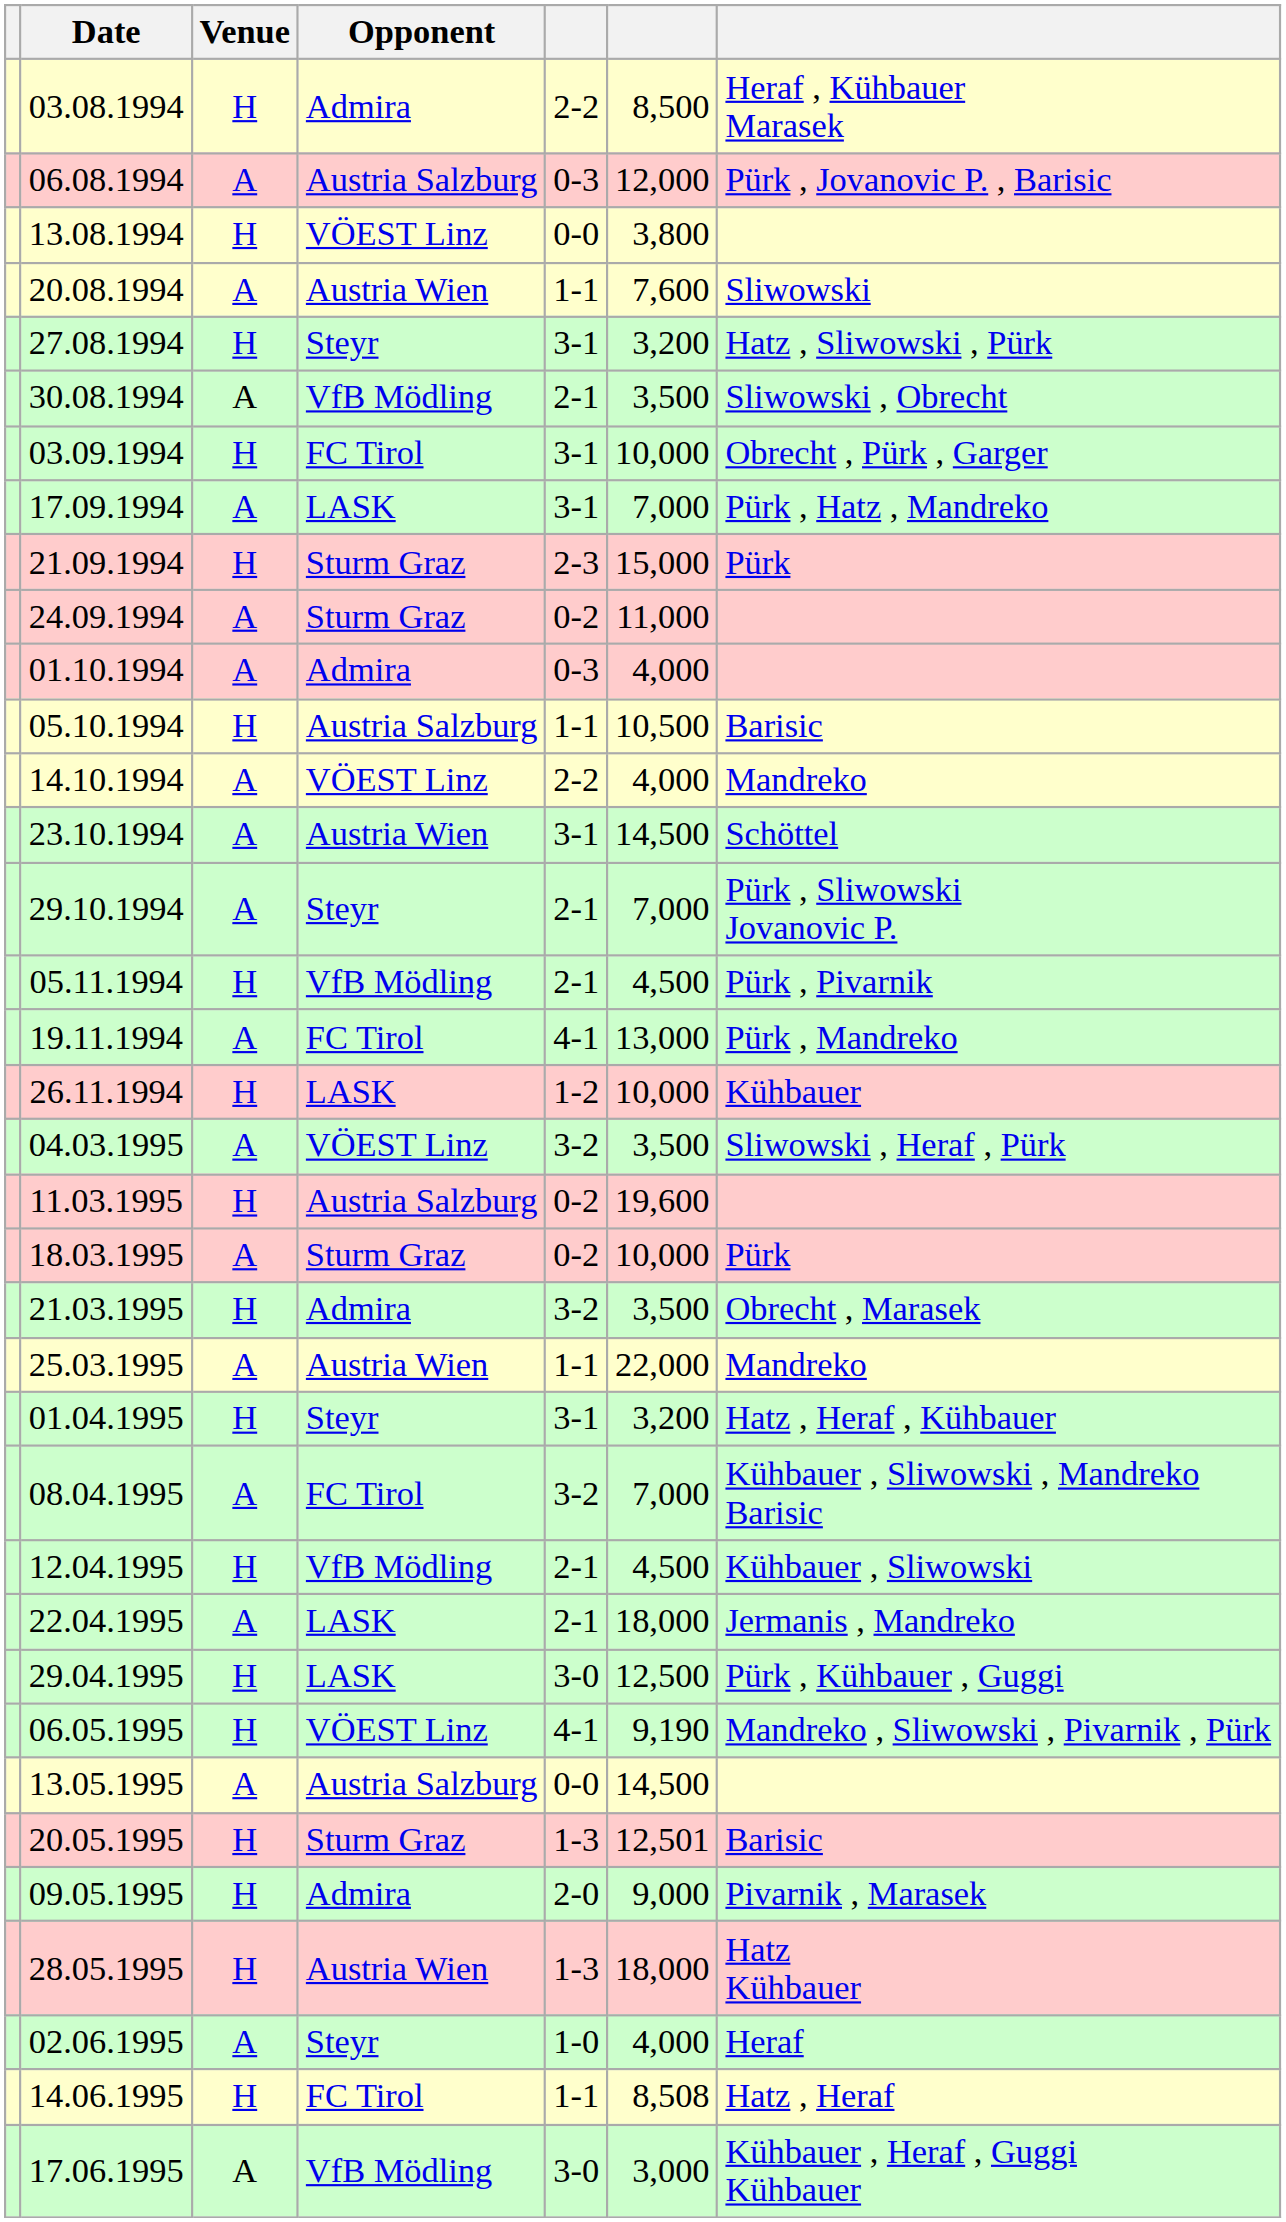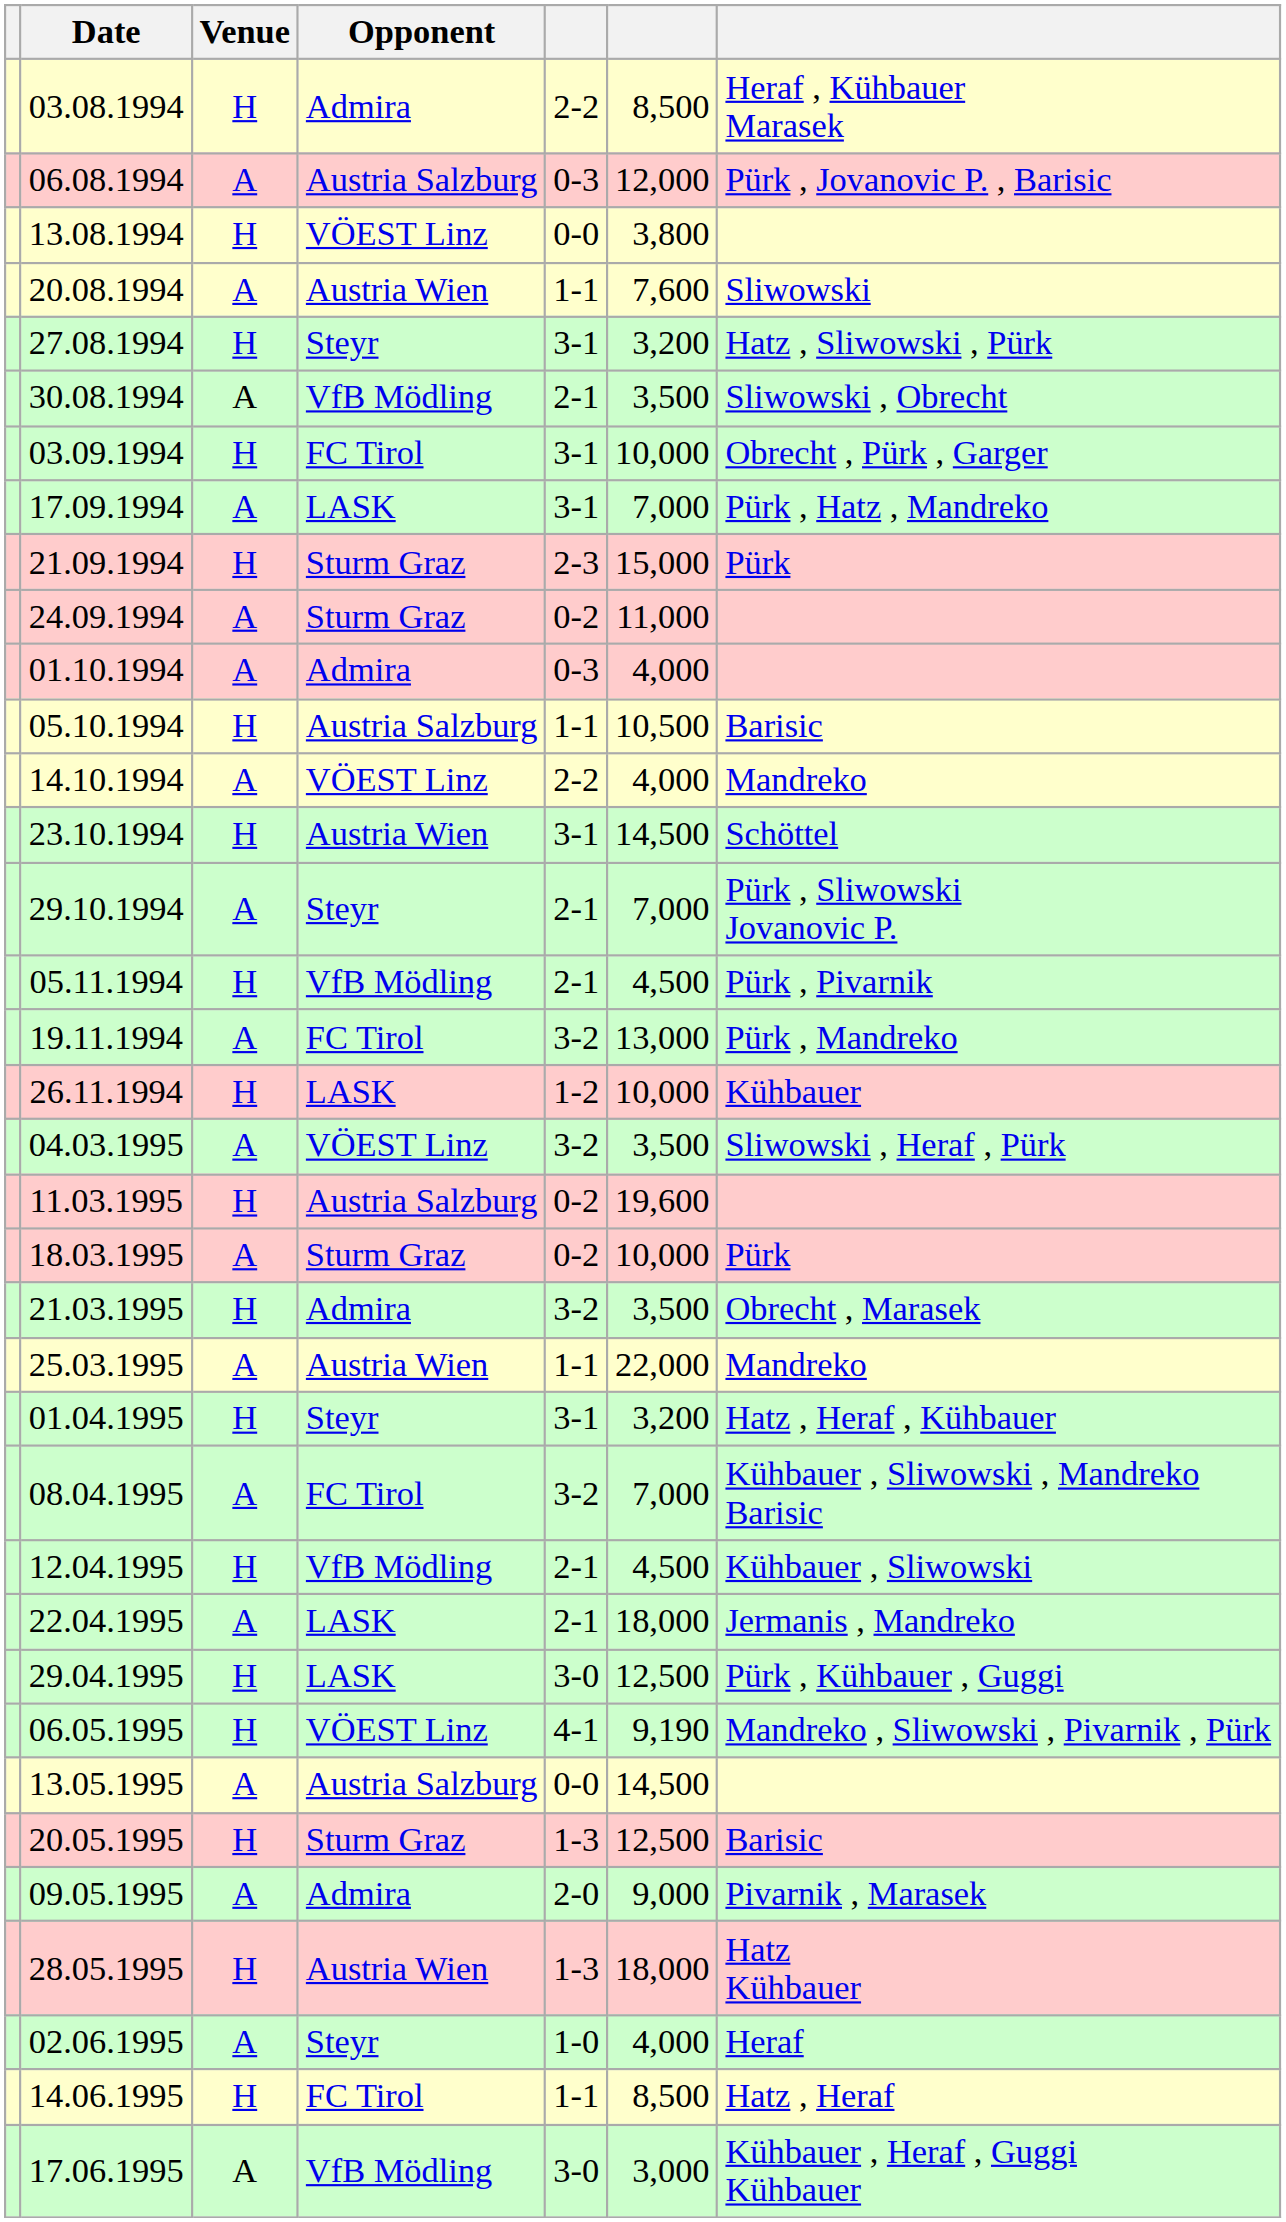(245, 834) A -> (245, 834) H
(576, 1036) 4-1 -> (576, 1036) 3-2
(662, 1839) 12,501 -> (662, 1839) 12,500
(245, 1893) H -> (245, 1893) A
(671, 2096) 8,508 -> (671, 2096) 8,500
